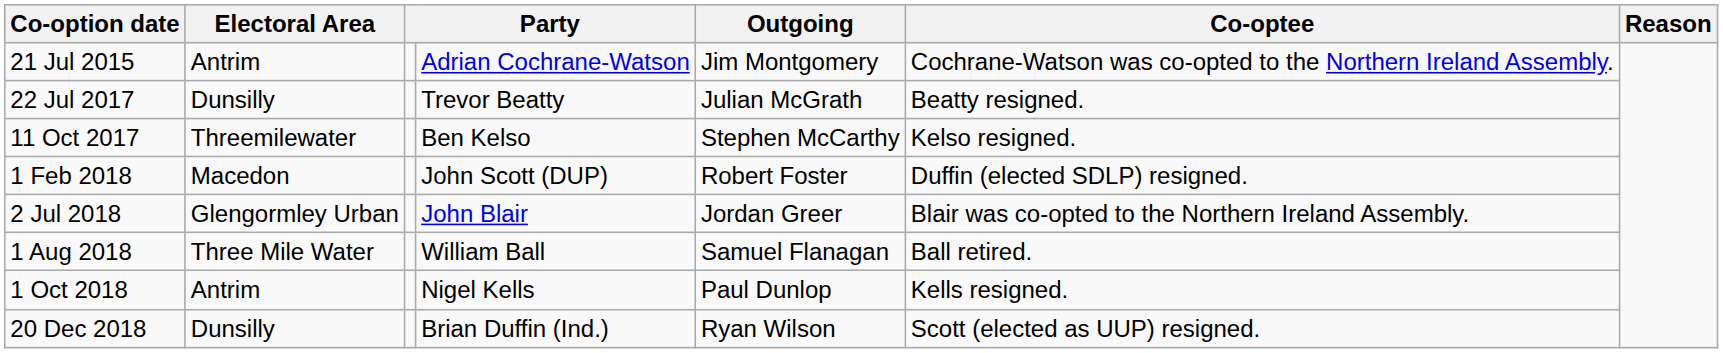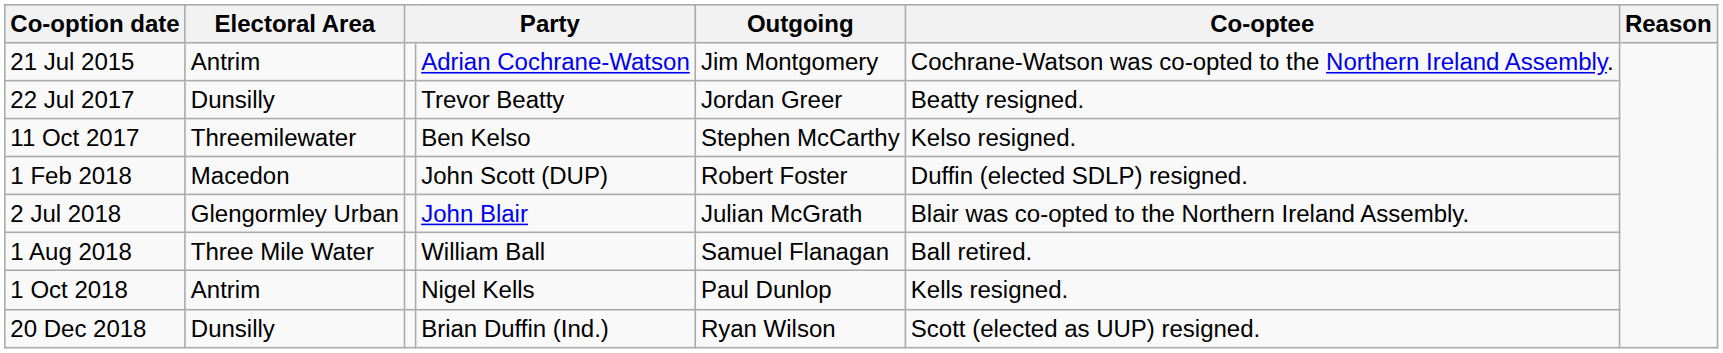(782, 100) Julian McGrath -> (772, 100) Jordan Greer
(772, 214) Jordan Greer -> (782, 214) Julian McGrath
